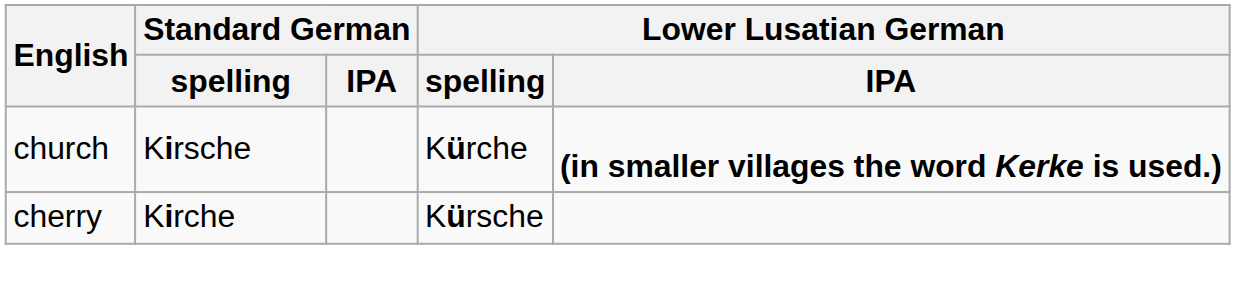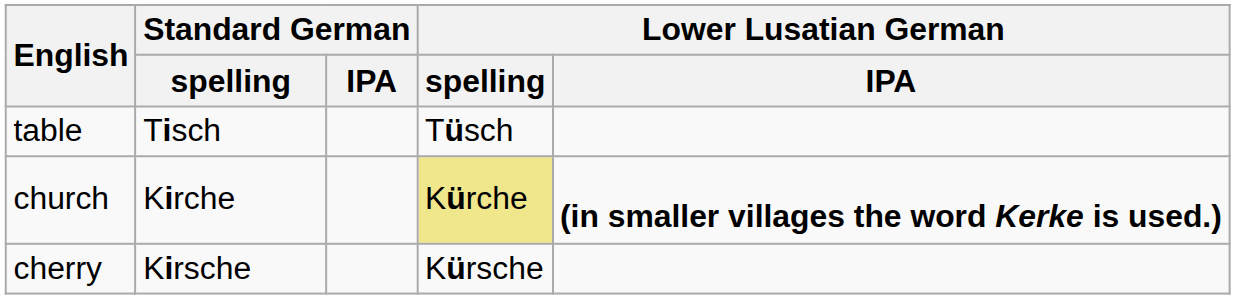+ row: (48, 130)
(197, 148) Kirsche -> (189, 199) Kirche
(476, 148) no background -> (476, 199) khaki background
(189, 217) Kirche -> (197, 267) Kirsche
